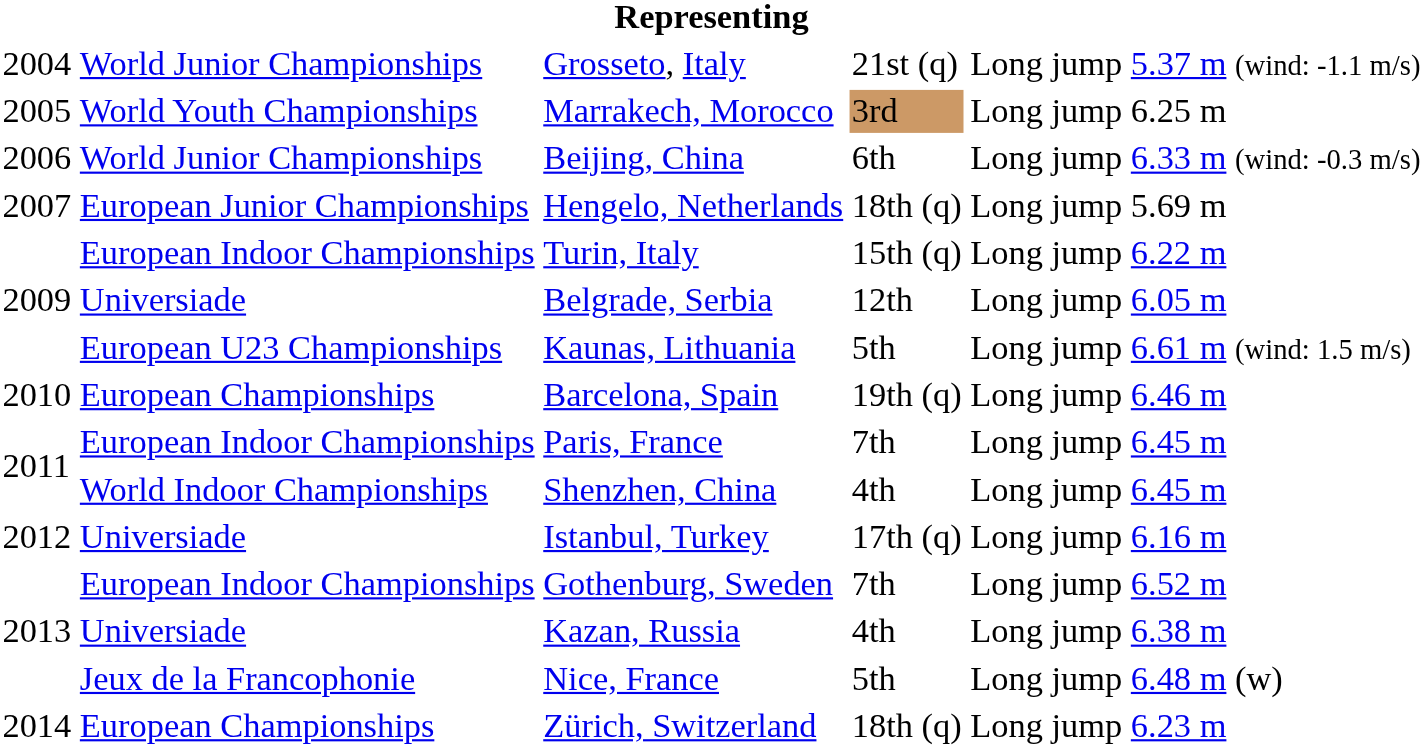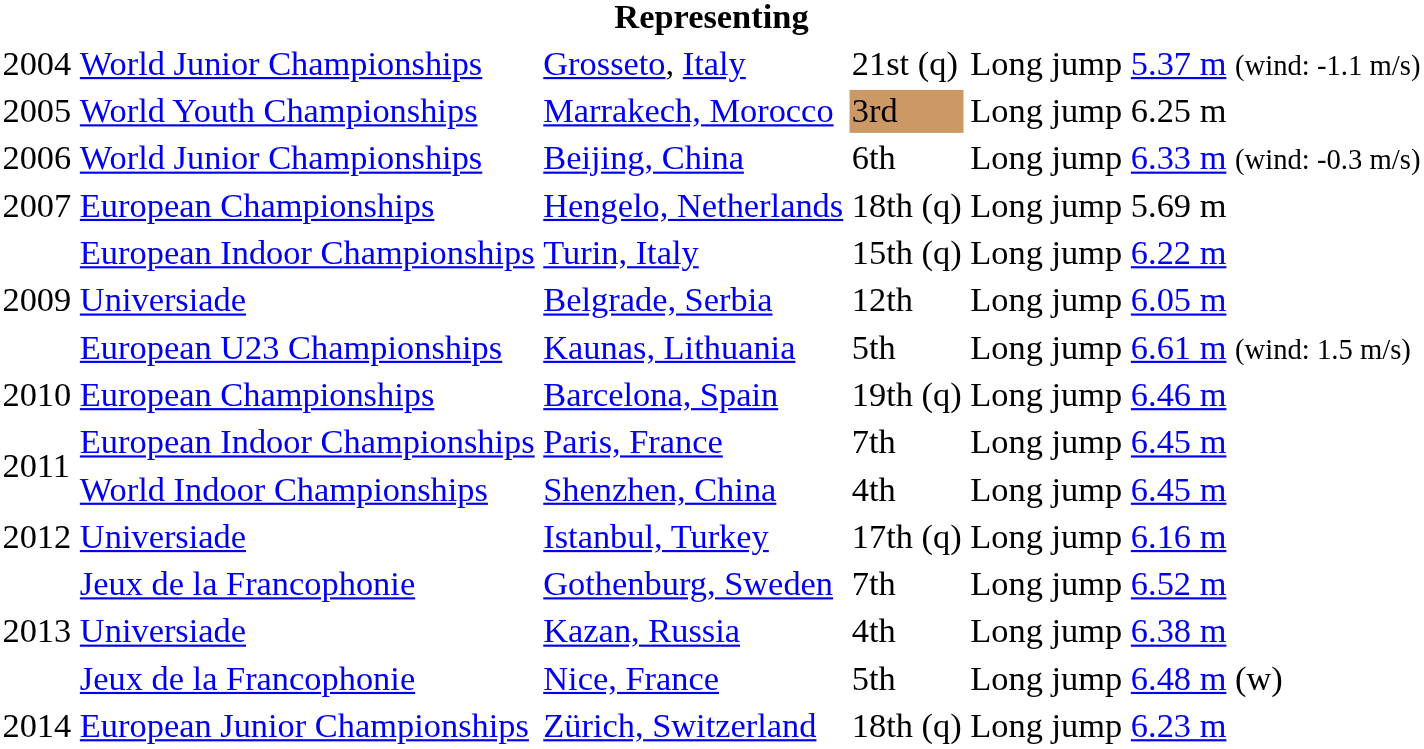(304, 205) European Junior Championships -> (257, 205) European Championships
(307, 583) European Indoor Championships -> (247, 583) Jeux de la Francophonie
(257, 725) European Championships -> (304, 725) European Junior Championships
